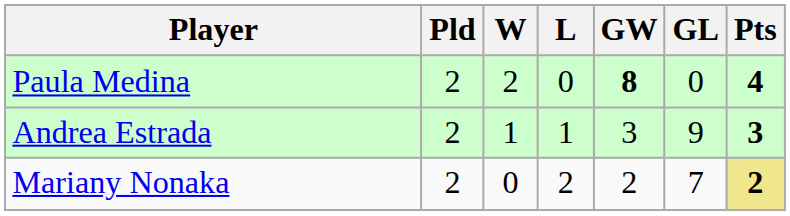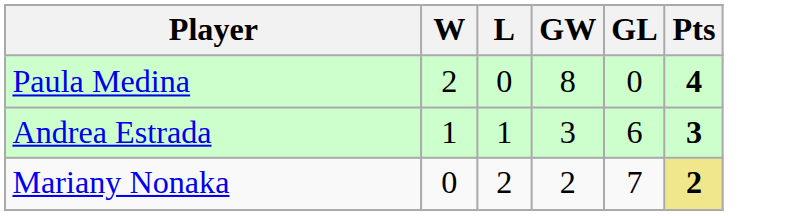- column: (452, 30)
(629, 81) bold -> (568, 81) normal
(696, 132) 9 -> (635, 132) 6
